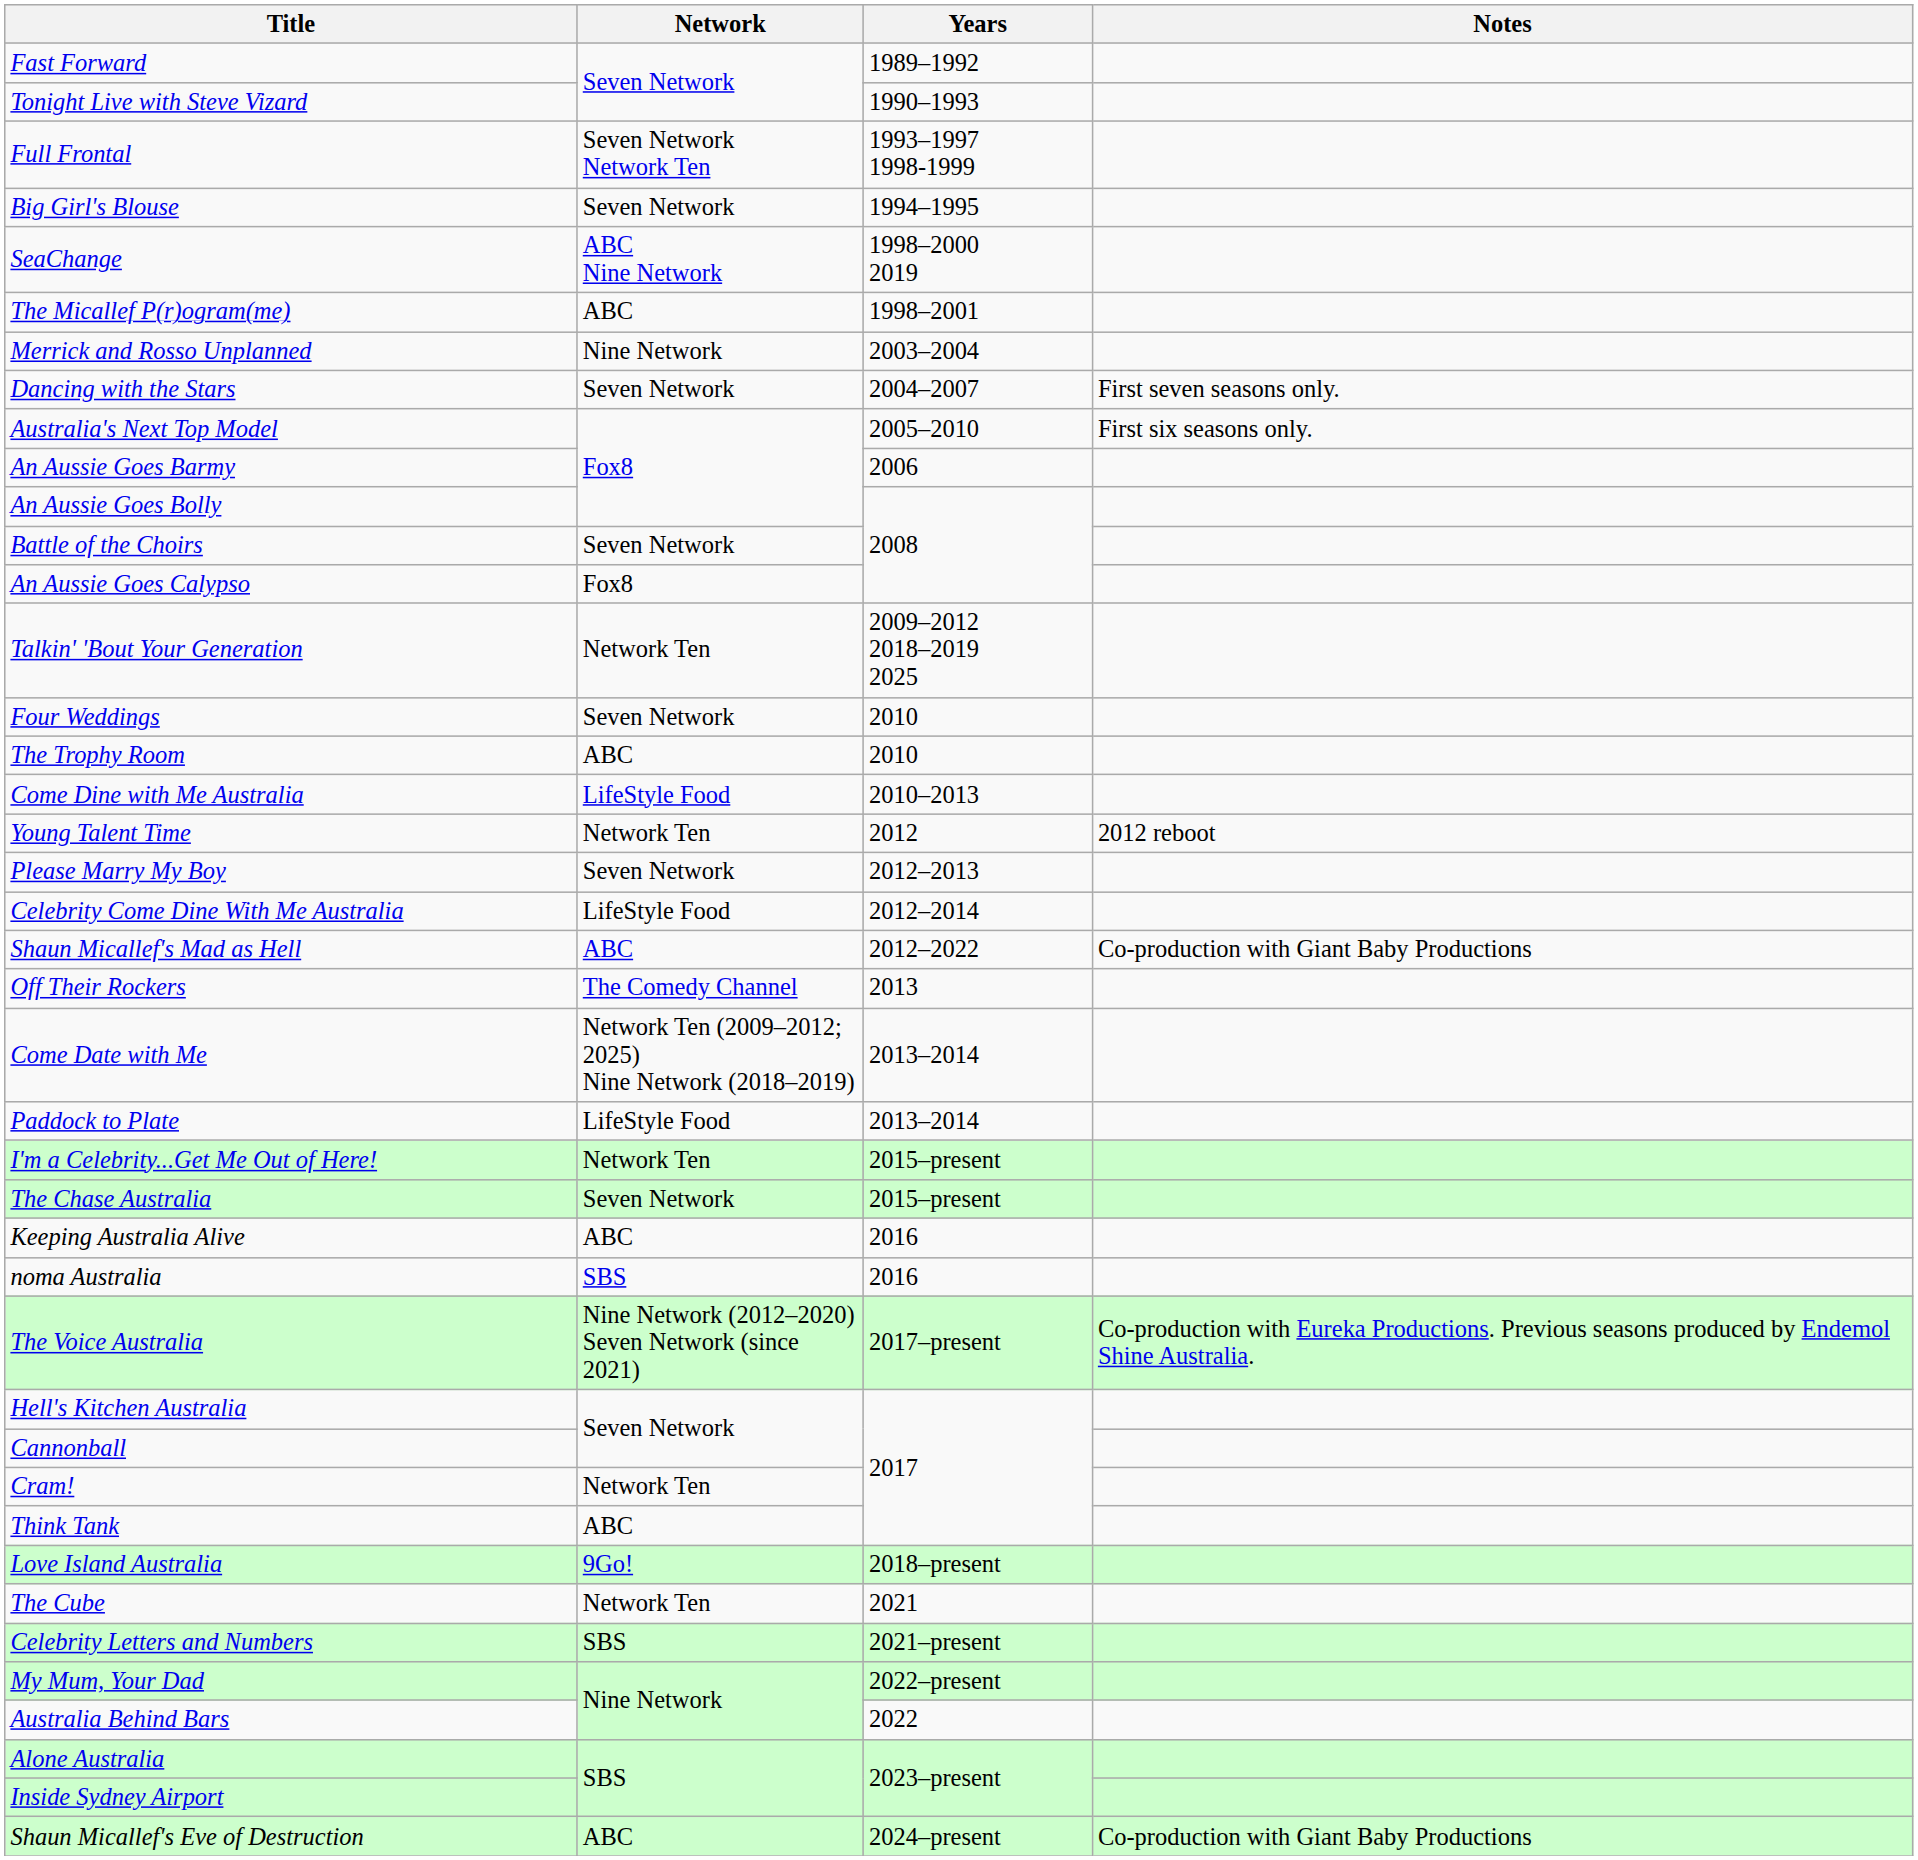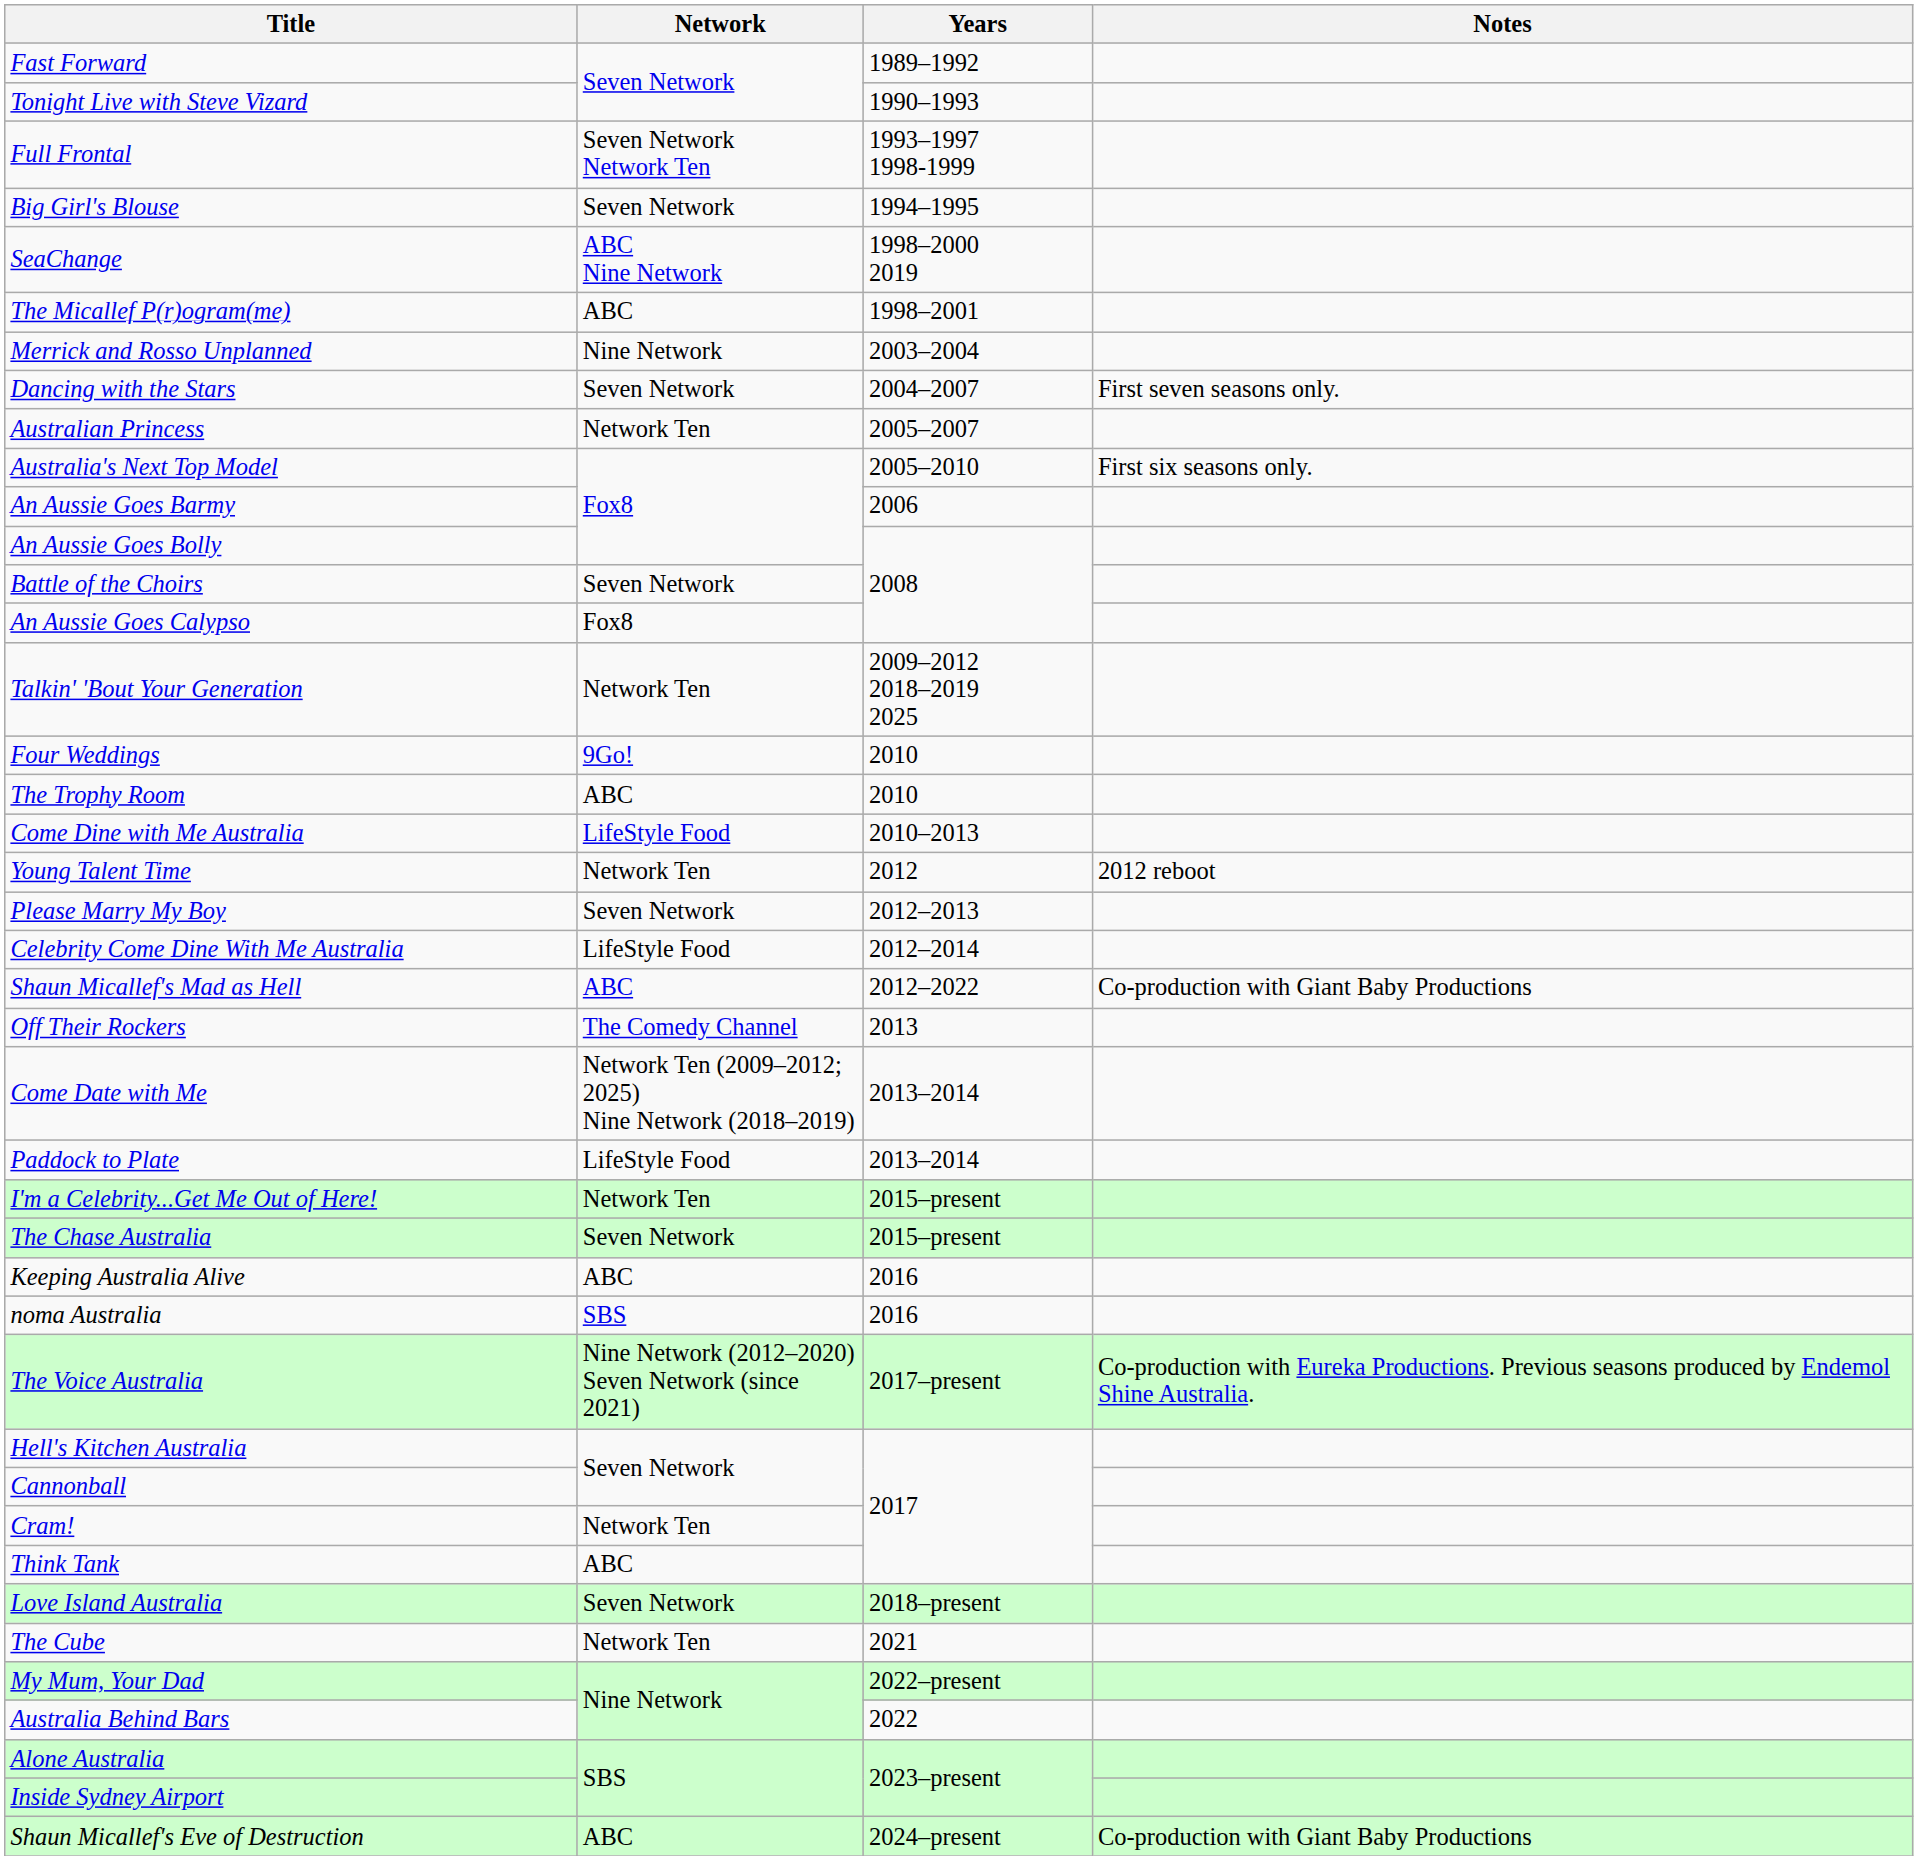+ row: (107, 428)
(659, 716) Seven Network -> (608, 755) 9Go!
(608, 1564) 9Go! -> (659, 1603) Seven Network
- row: (162, 1641)
